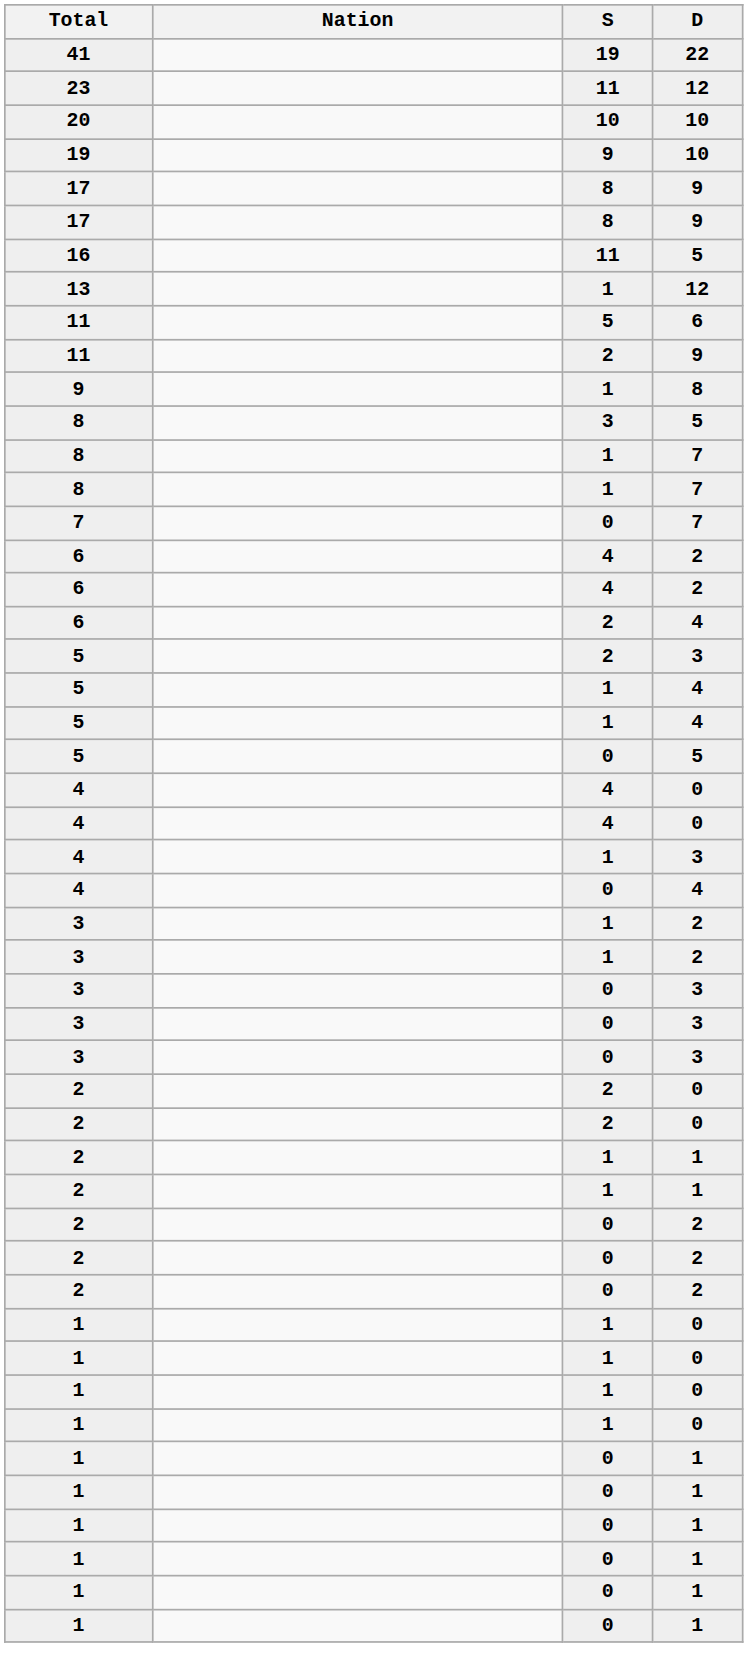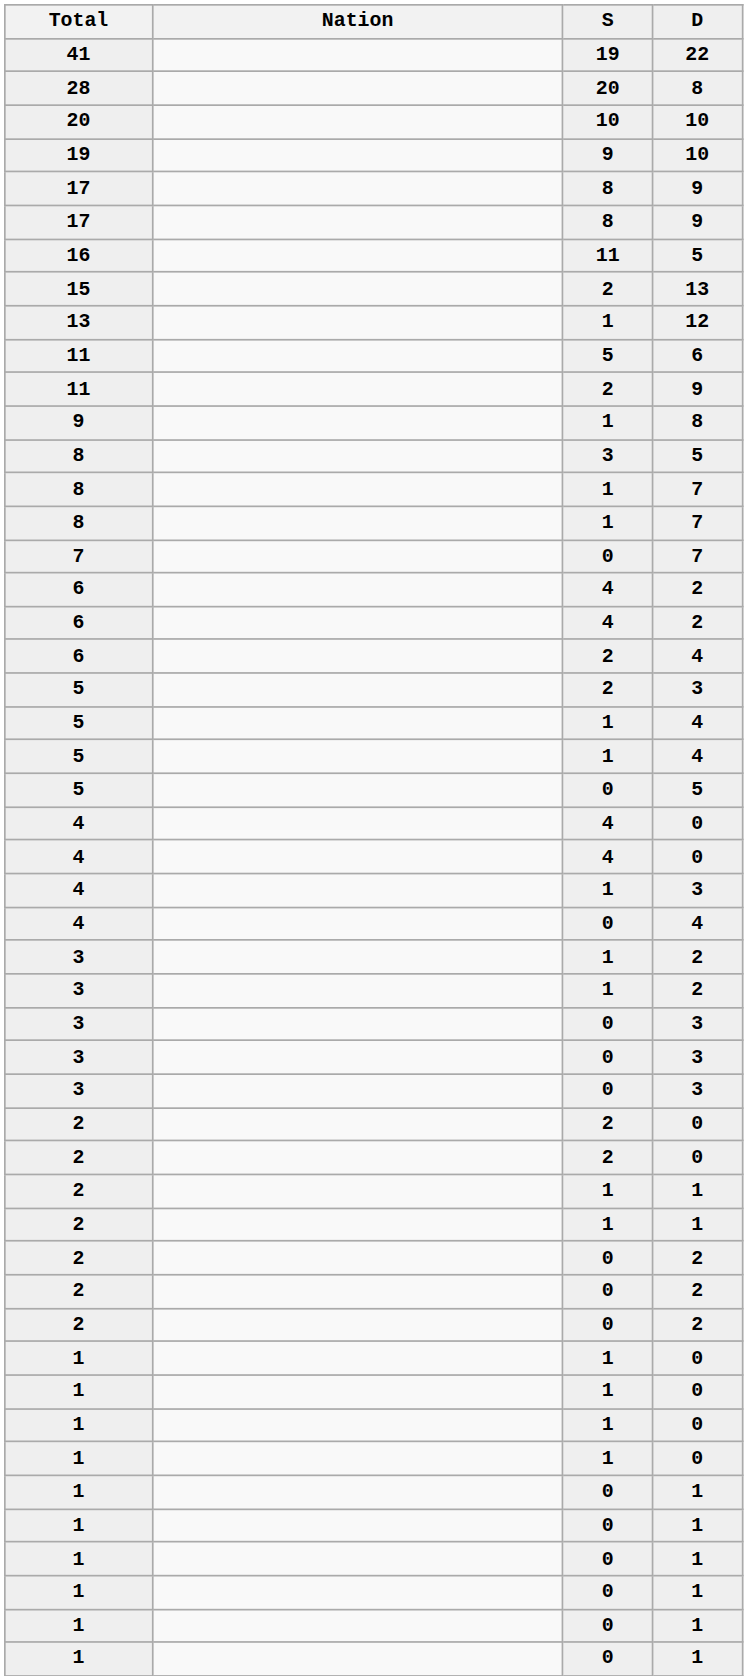+ row: (79, 88)
- row: (79, 88)
+ row: (79, 289)
